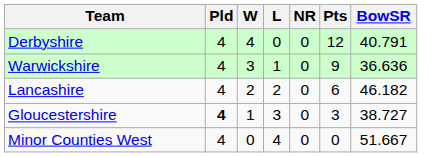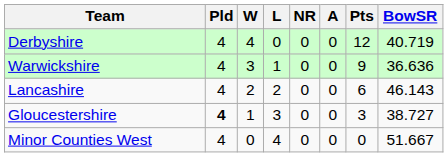+ column: (333, 16)
(384, 41) 40.791 -> (410, 41) 40.719
(384, 90) 46.182 -> (410, 90) 46.143
